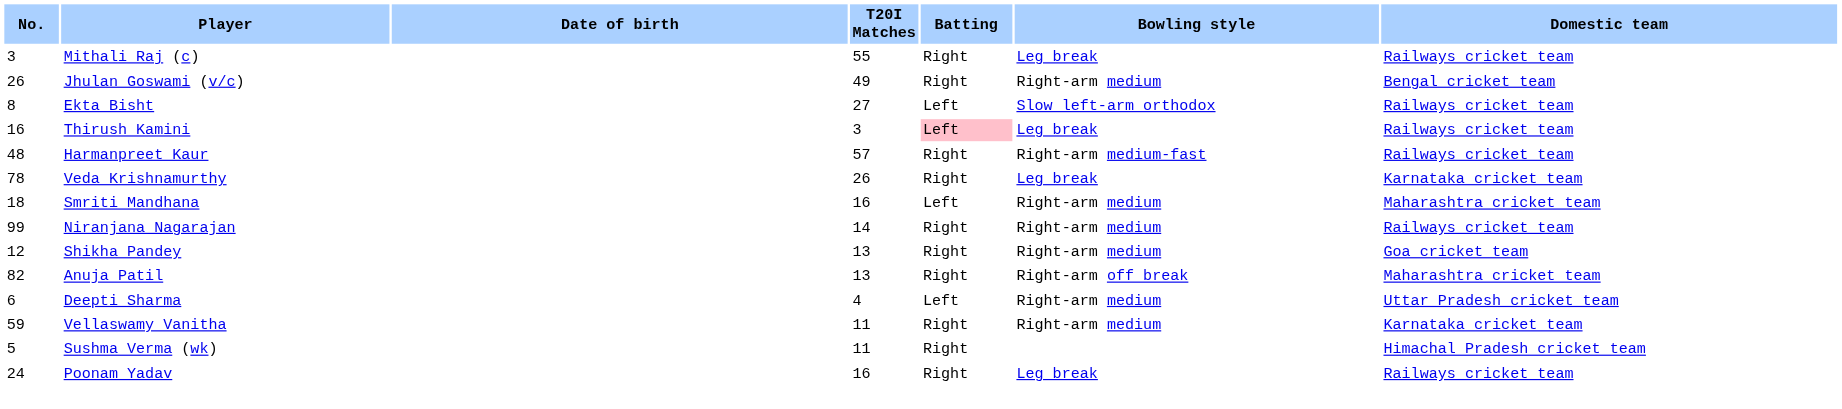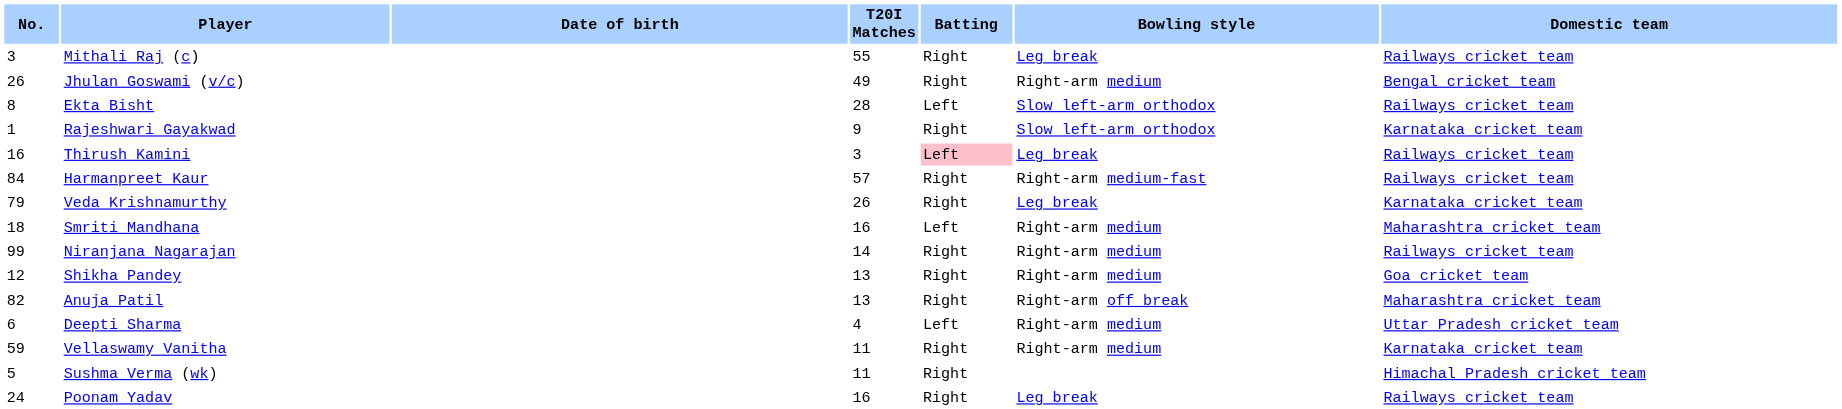(862, 106) 27 -> (862, 106) 28
+ row: (150, 130)
(16, 155) 48 -> (16, 179) 84
(16, 179) 78 -> (16, 203) 79
